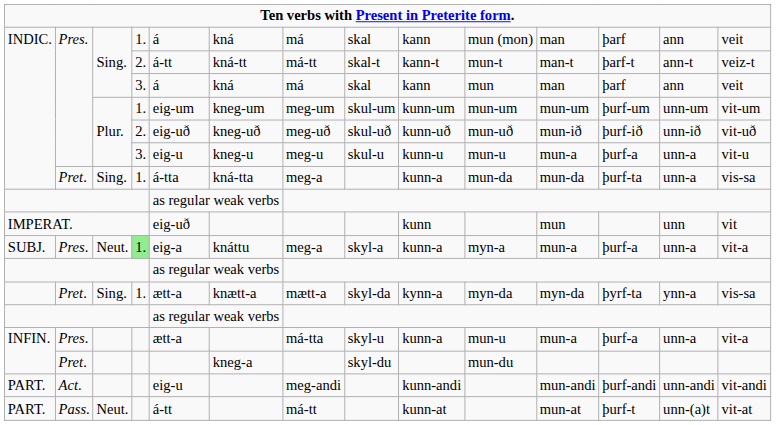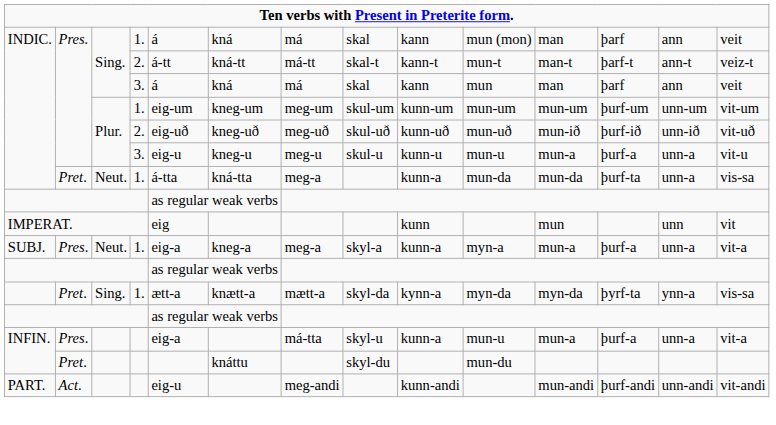(112, 177) Sing. -> (111, 177) Neut.
(171, 223) eig-uð -> (160, 223) eig
(141, 246) lightgreen background -> (139, 246) no background
(231, 246) knáttu -> (231, 246) kneg-a
(167, 339) ætt-a -> (166, 339) eig-a
(233, 362) kneg-a -> (230, 362) knáttu
- row: (27, 408)
